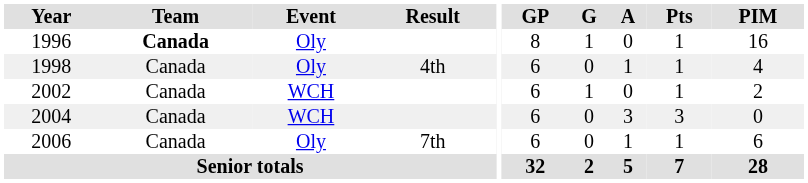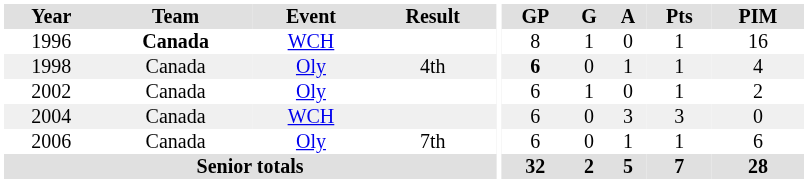(311, 41) Oly -> (311, 41) WCH
(535, 66) normal -> (535, 66) bold
(311, 91) WCH -> (311, 91) Oly
